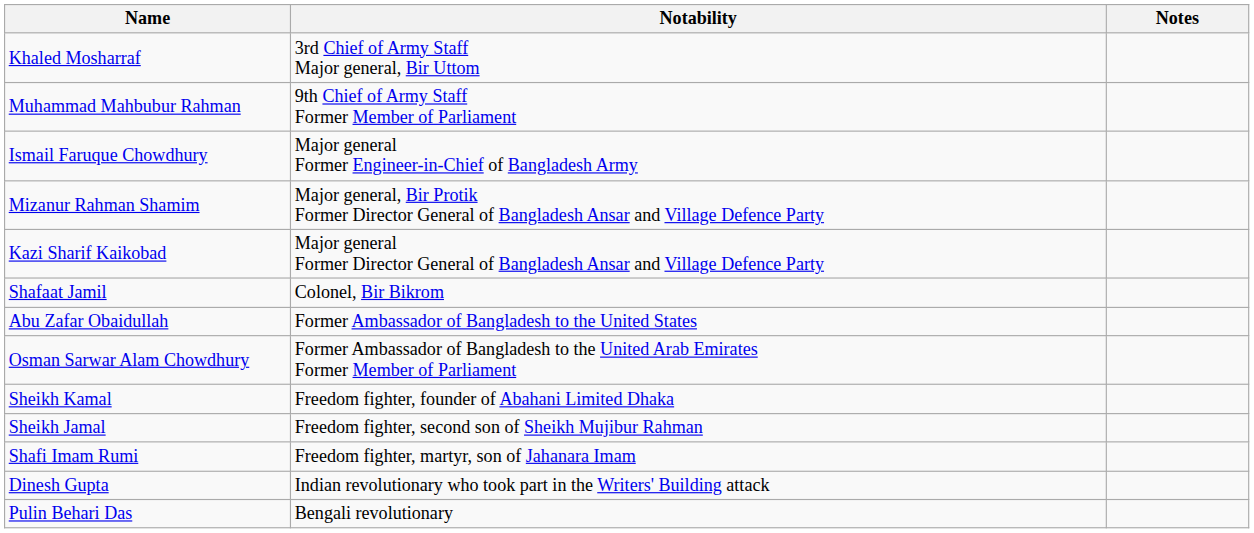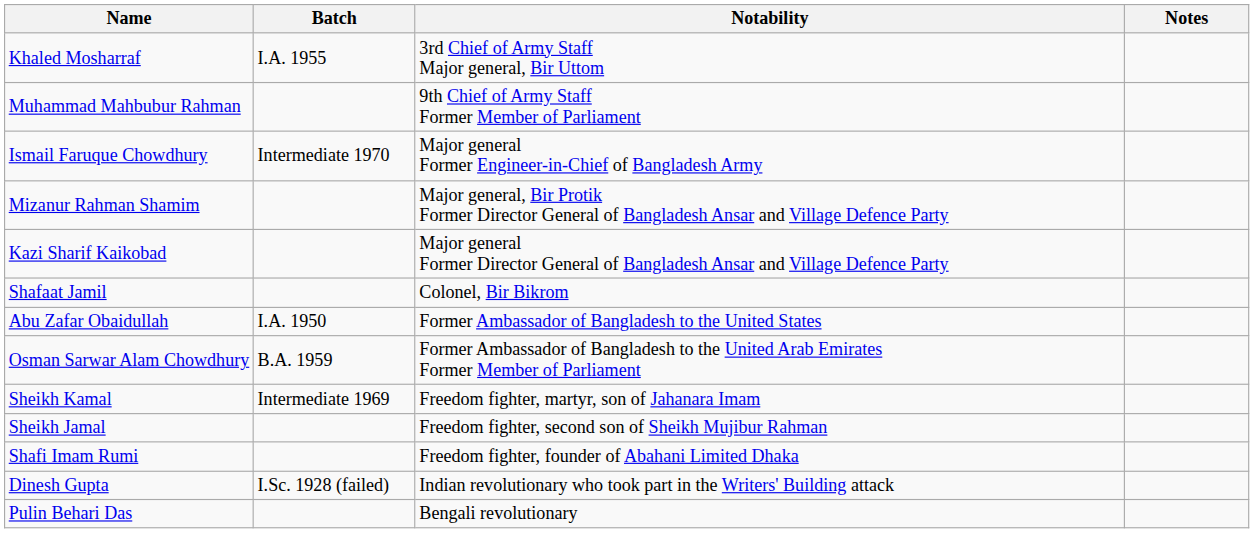+ column: (334, 18)
(484, 398) Freedom fighter, founder of Abahani Limited Dhaka -> (590, 398) Freedom fighter, martyr, son of Jahanara Imam
(465, 456) Freedom fighter, martyr, son of Jahanara Imam -> (609, 456) Freedom fighter, founder of Abahani Limited Dhaka
